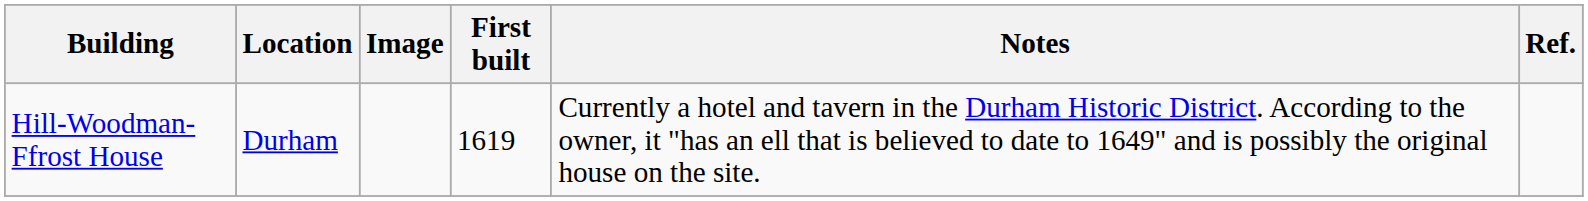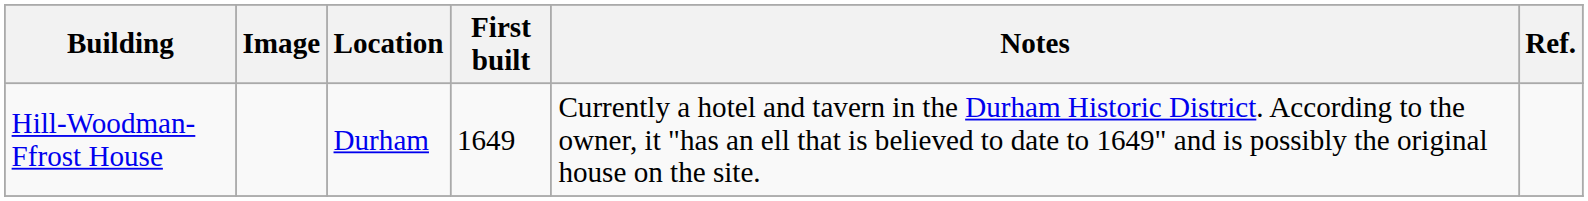columns swapped: (405, 43) <-> (297, 43)
(486, 139) 1619 -> (486, 139) 1649
